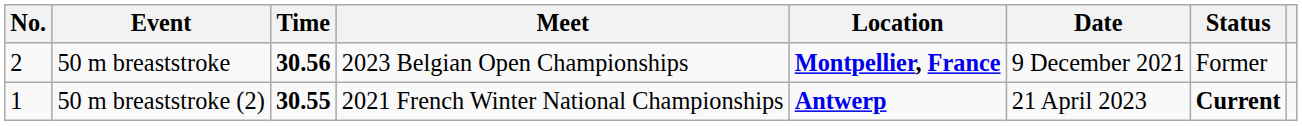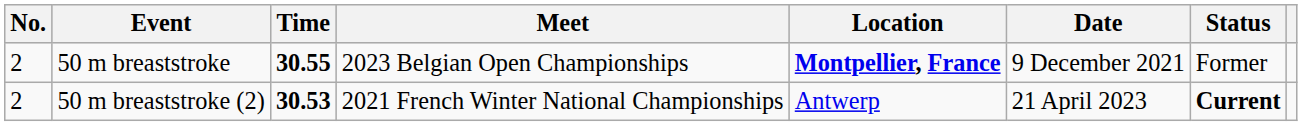(303, 62) 30.56 -> (303, 62) 30.55
(16, 100) 1 -> (16, 100) 2
(303, 100) 30.55 -> (303, 100) 30.53
(841, 100) bold -> (837, 100) normal
